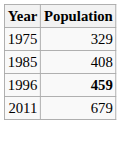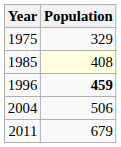(102, 62) no background -> (102, 62) lightyellow background
+ row: (23, 108)
